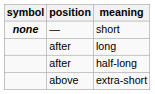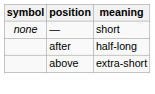(26, 30) bold -> (26, 30) normal
- row: (106, 47)
